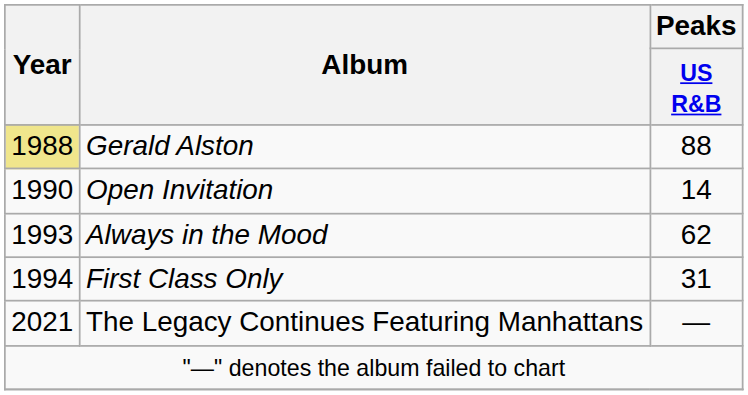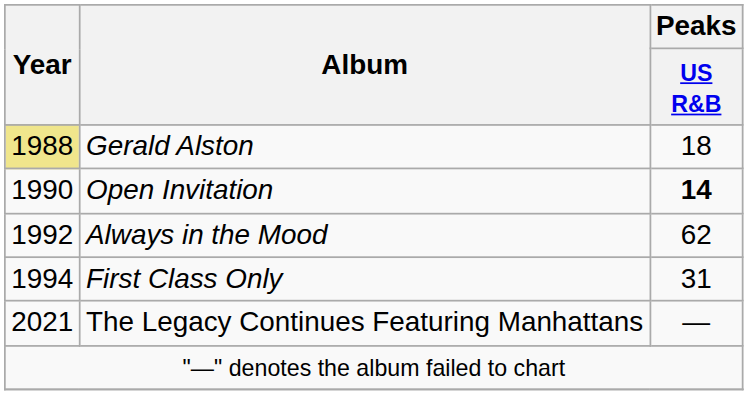(696, 146) 88 -> (696, 146) 18
(696, 190) normal -> (696, 190) bold
(42, 234) 1993 -> (42, 234) 1992
